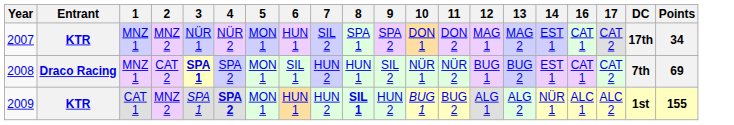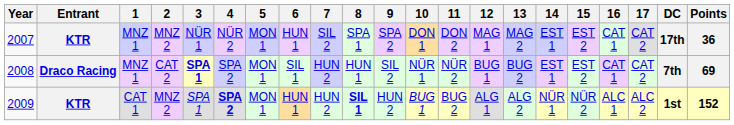+ column: (583, 13)
(677, 39) 34 -> (709, 39) 36
(677, 103) 155 -> (709, 103) 152
